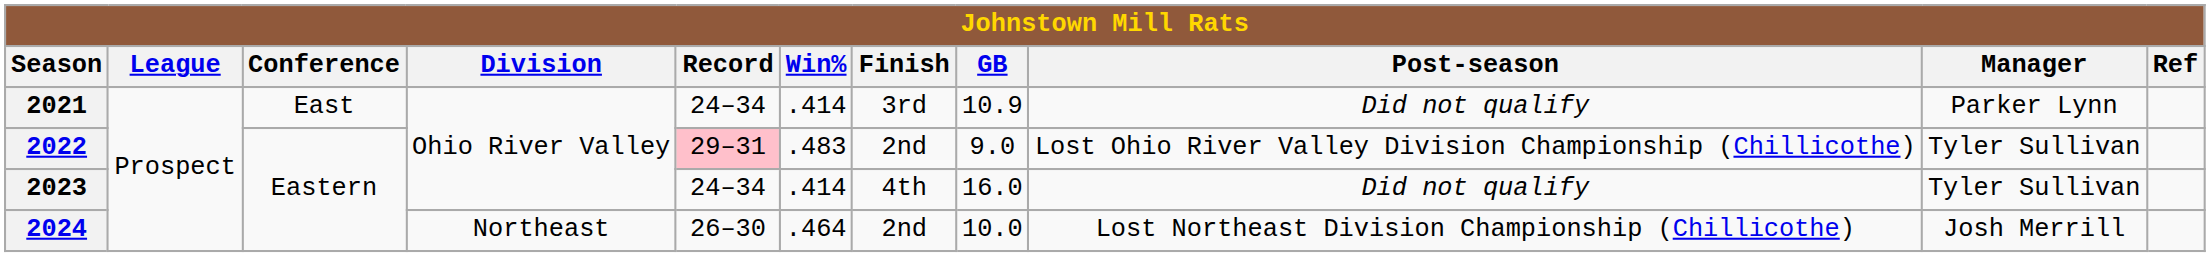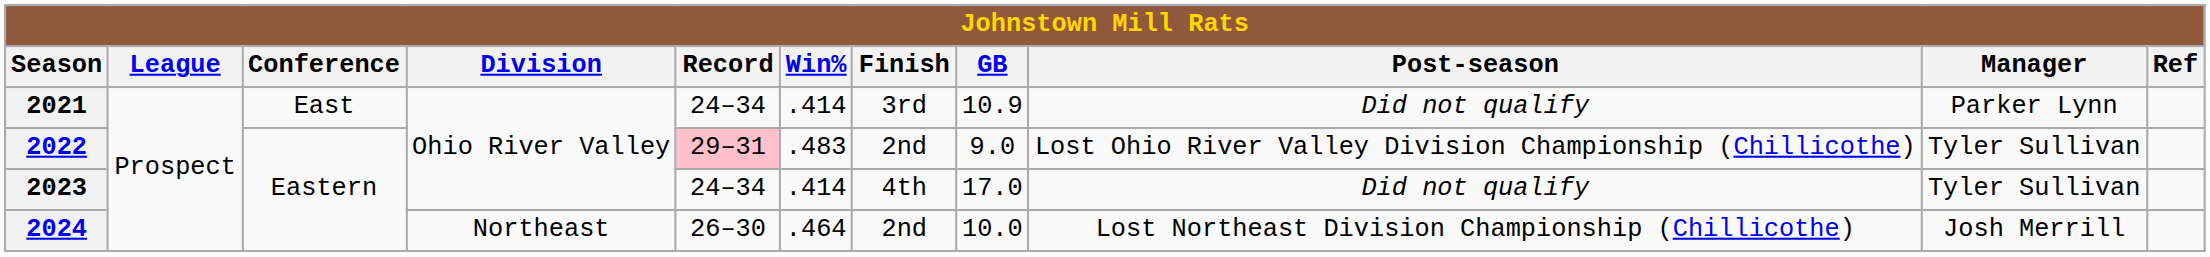(992, 189) 16.0 -> (992, 189) 17.0
